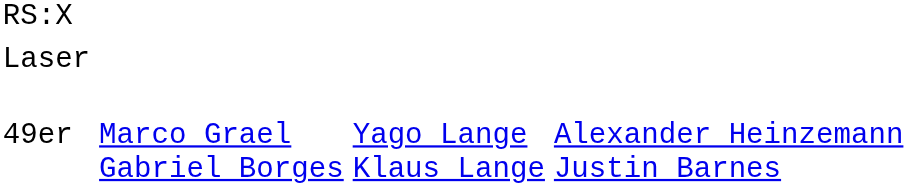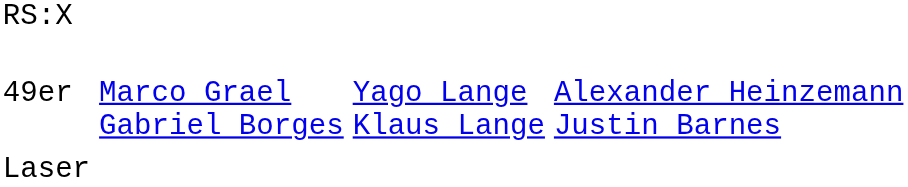rows swapped: (46, 59) <-> (38, 135)
